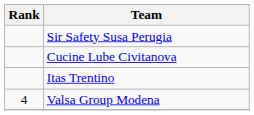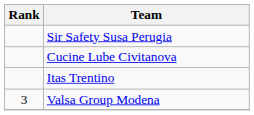(24, 99) 4 -> (24, 99) 3
